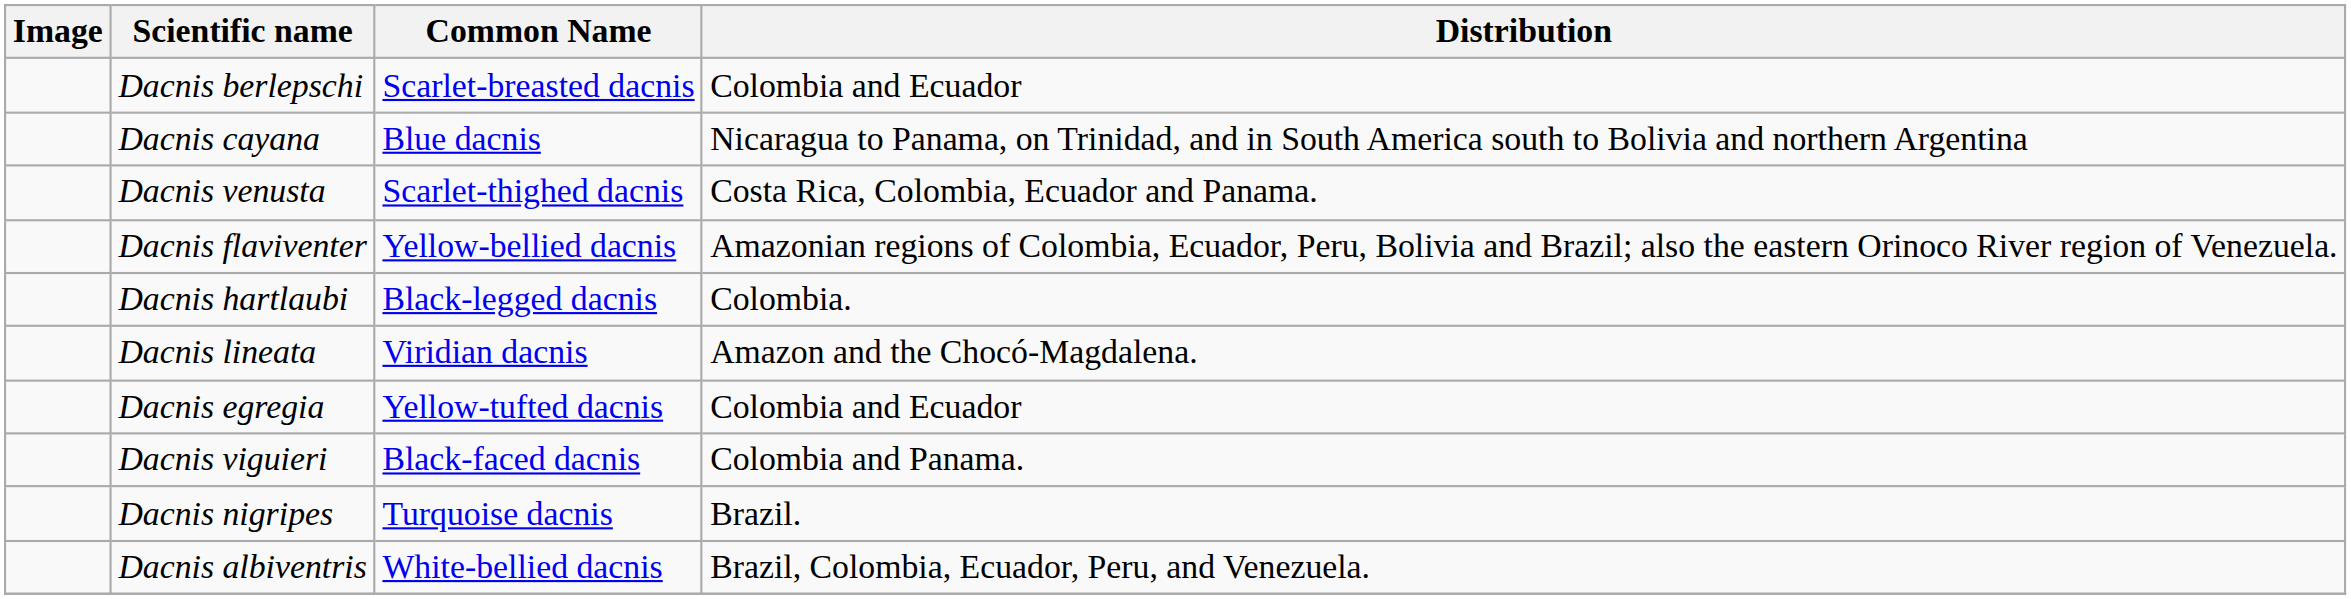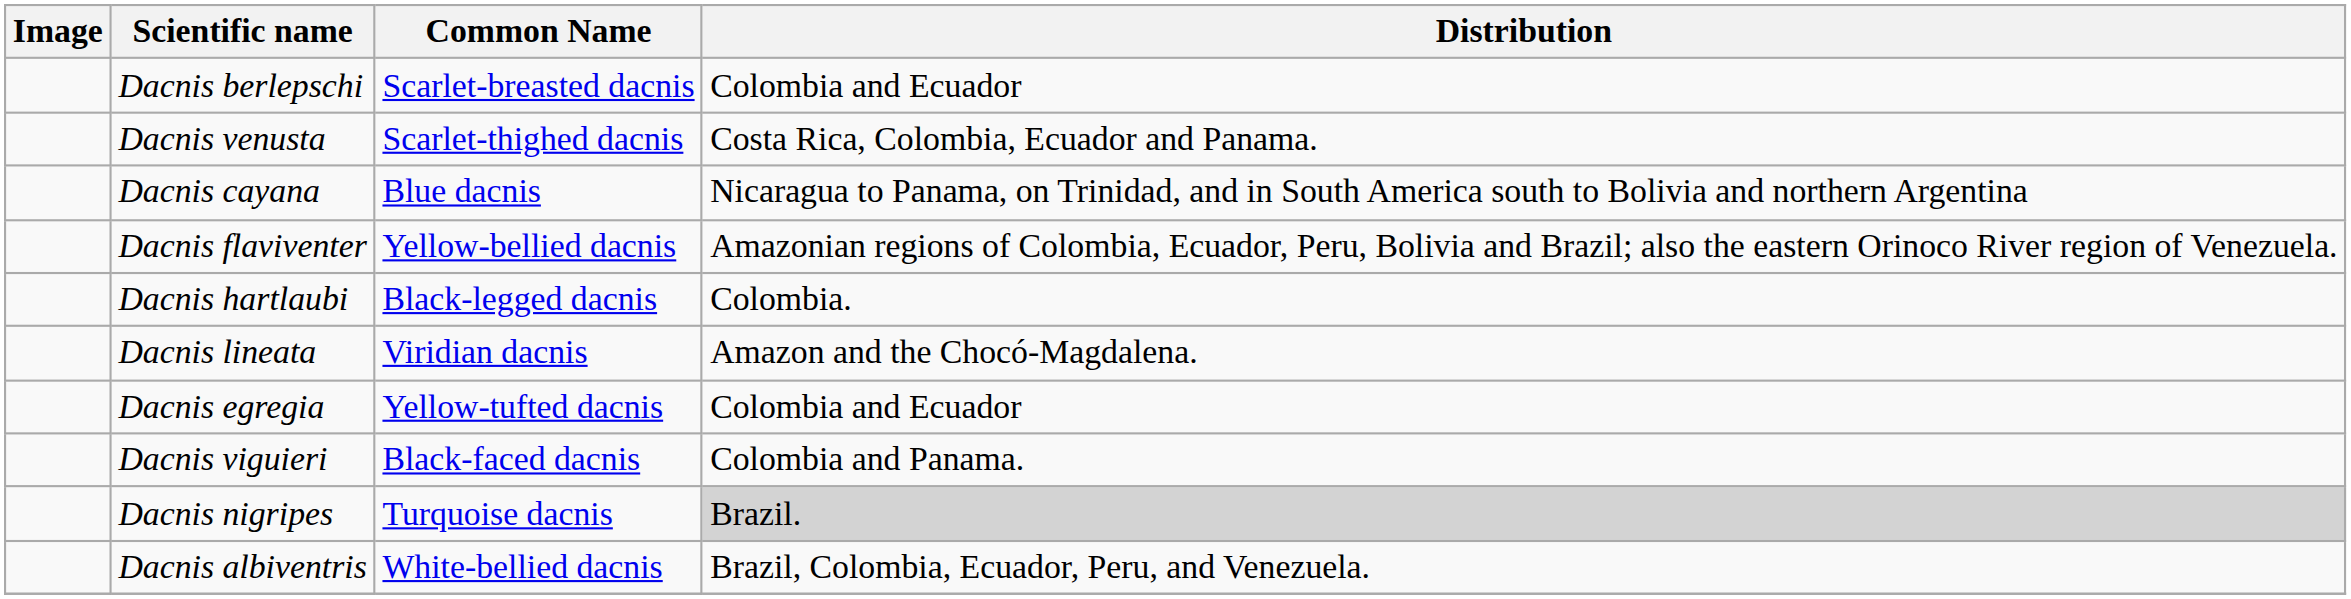rows swapped: (222, 191) <-> (219, 138)
(756, 513) no background -> (756, 513) lightgrey background
